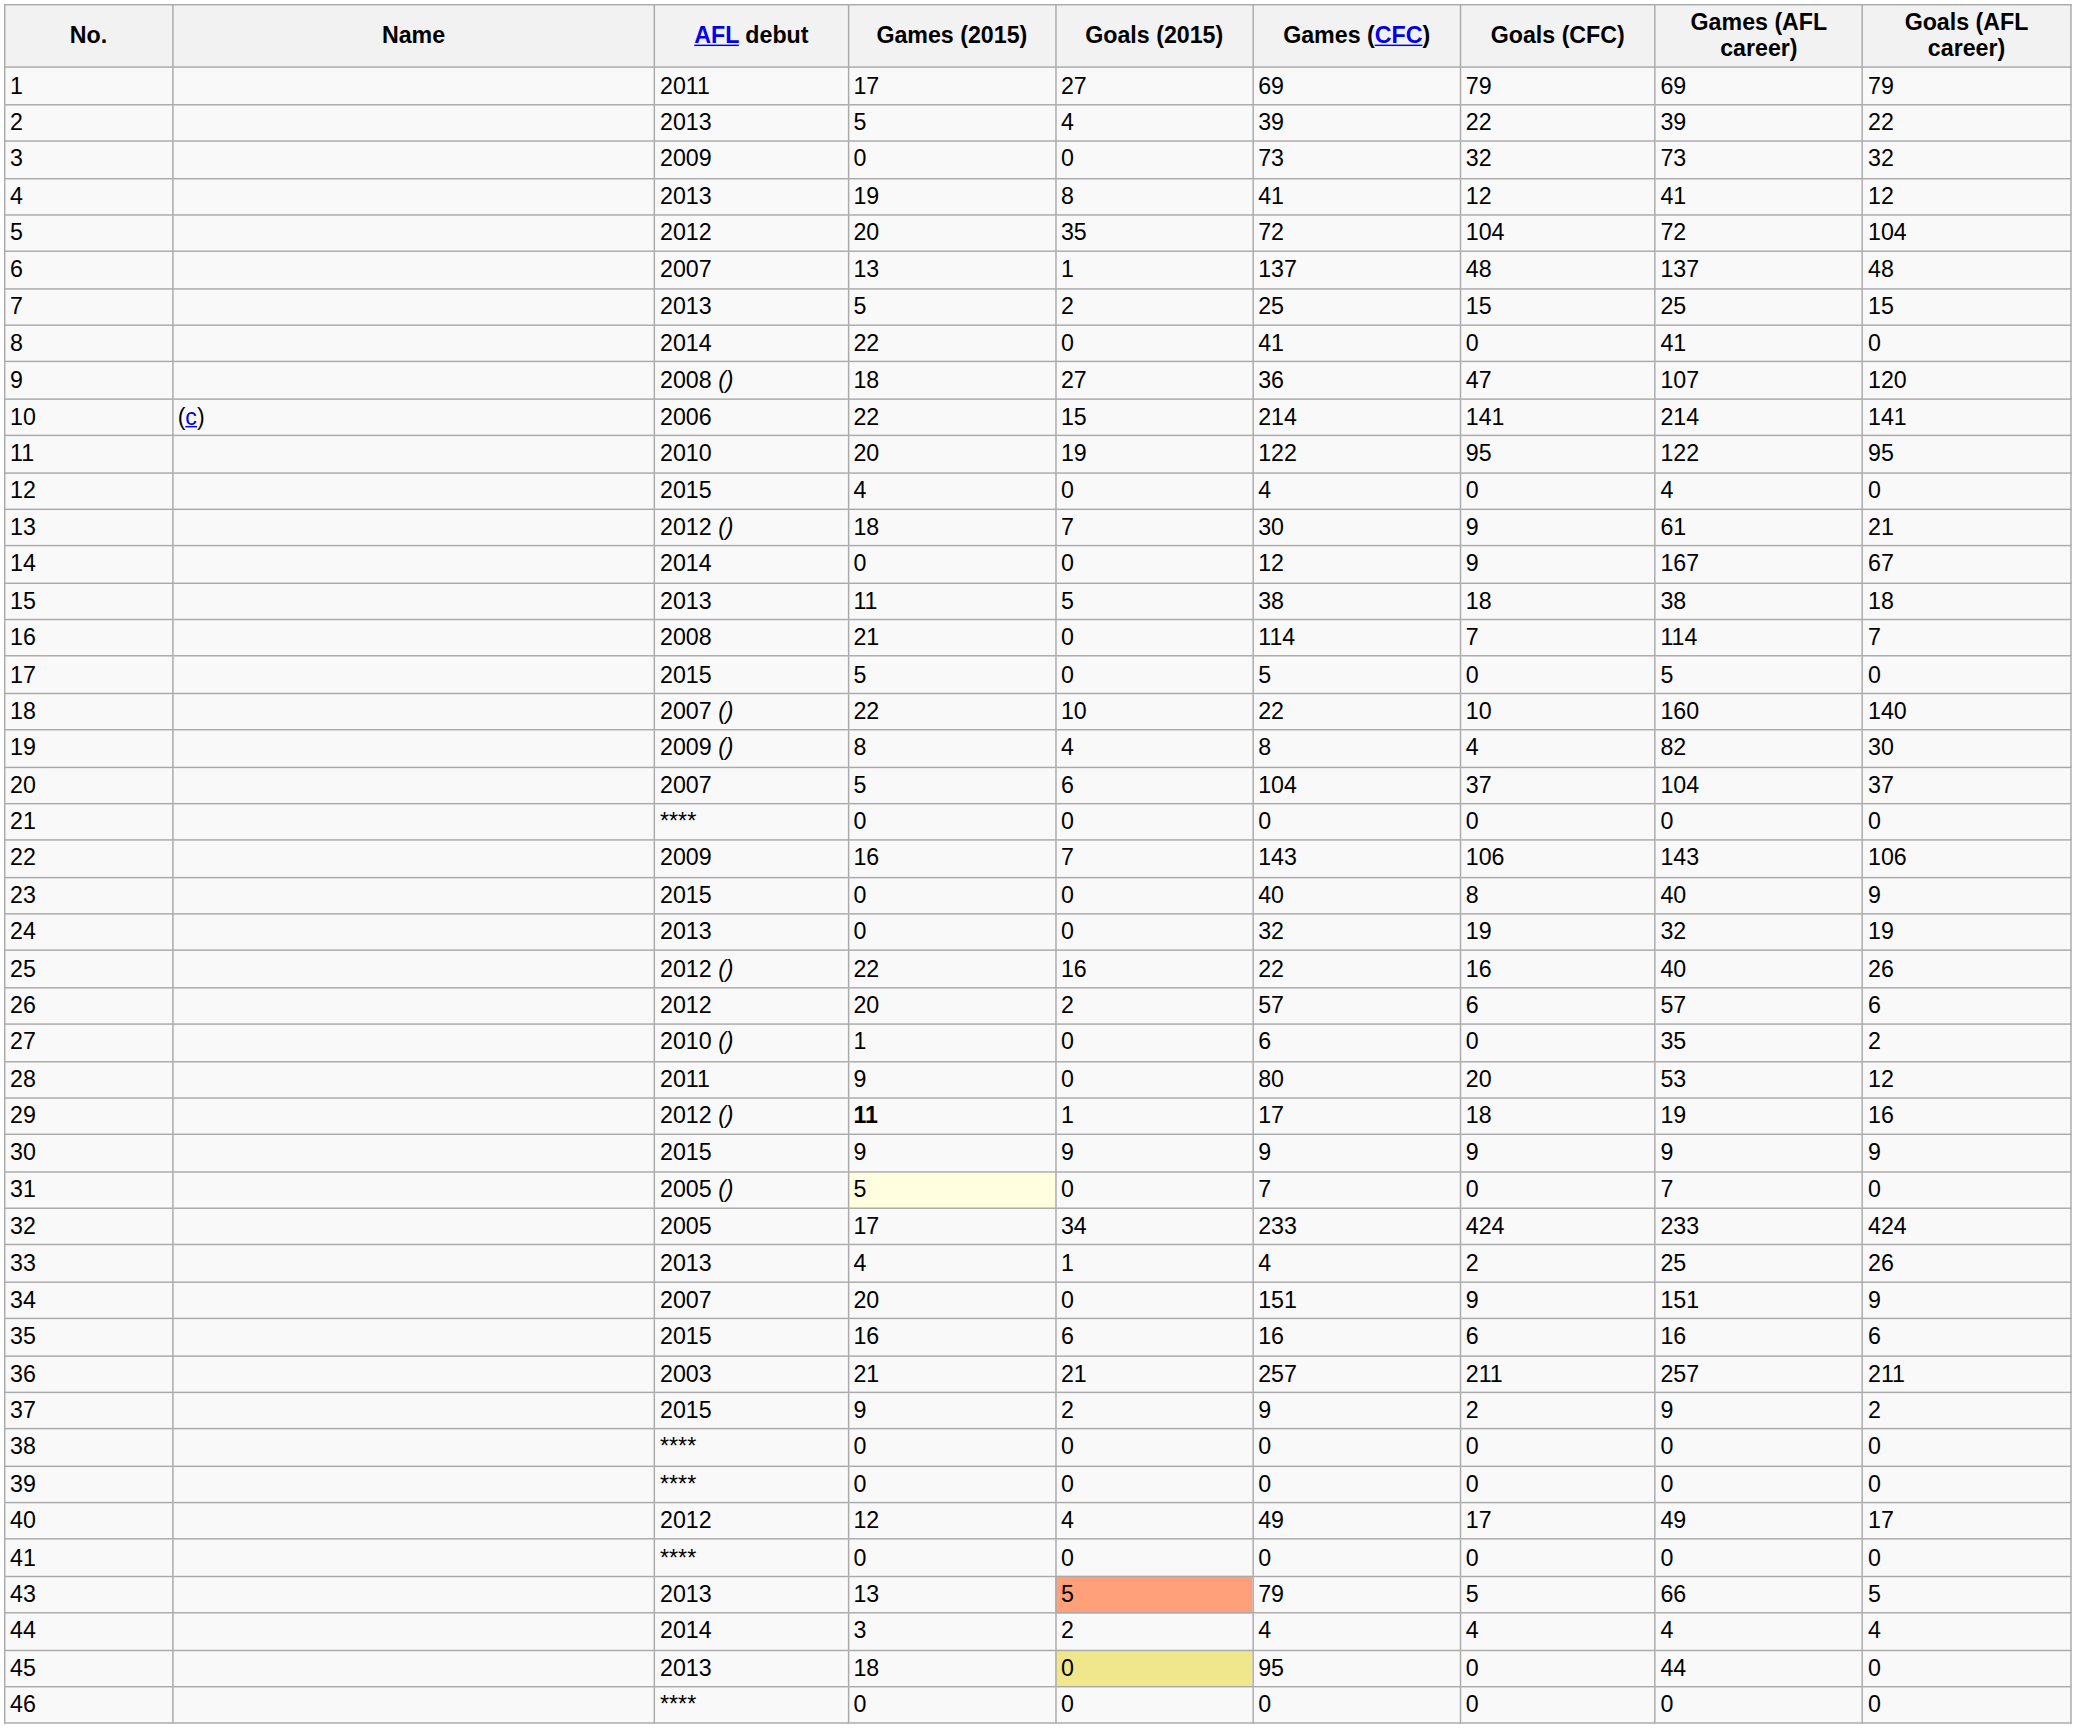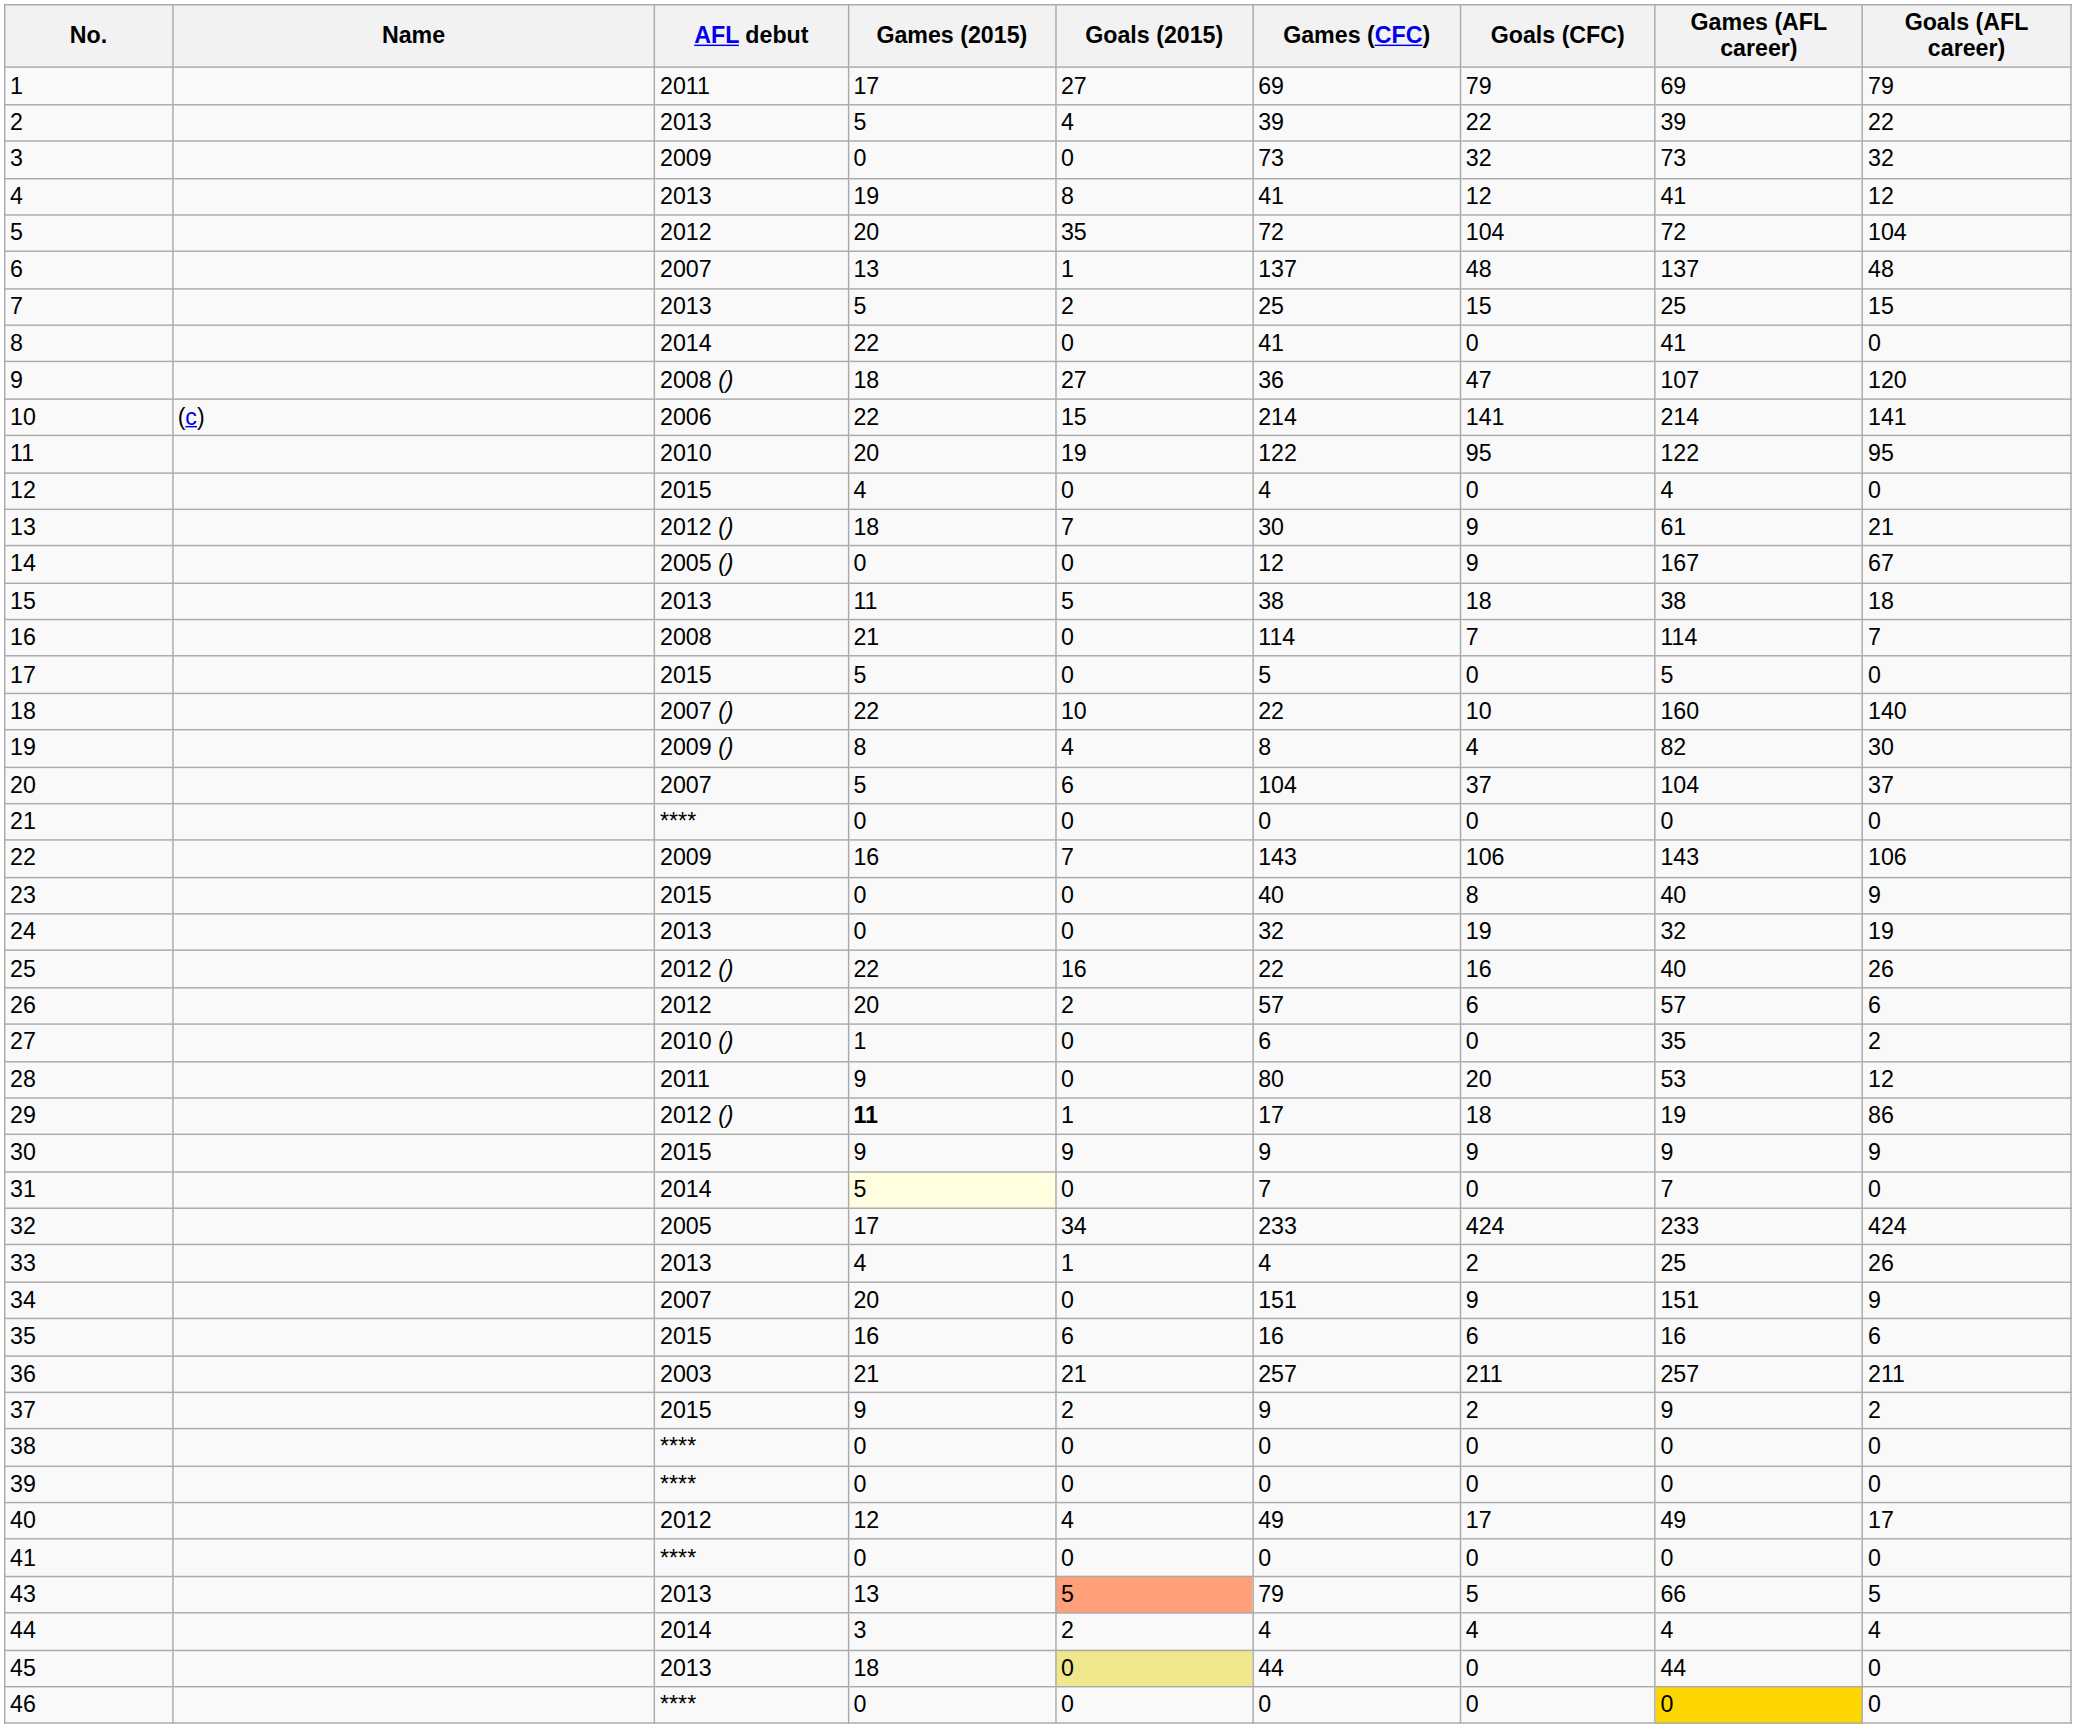(686, 564) 2014 -> (697, 564) 2005 ()
(1881, 1116) 16 -> (1881, 1116) 86
(697, 1189) 2005 () -> (686, 1189) 2014
(1271, 1667) 95 -> (1271, 1667) 44
(1667, 1704) no background -> (1667, 1704) gold background
